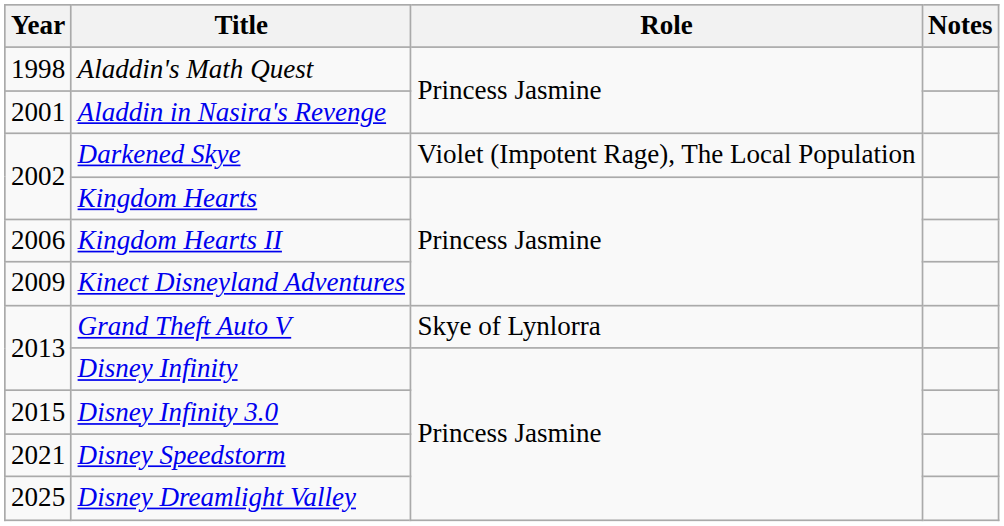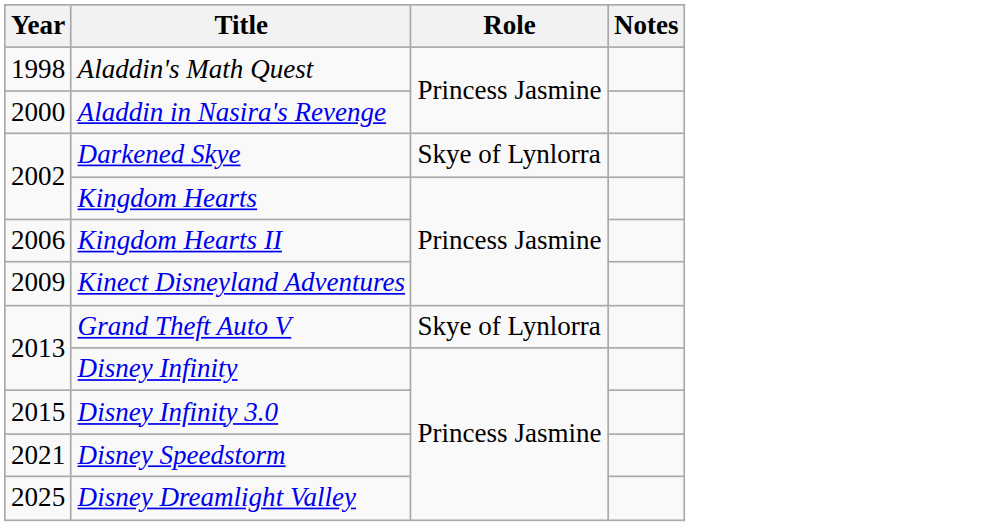(38, 111) 2001 -> (38, 111) 2000
(666, 154) Violet (Impotent Rage), The Local Population -> (509, 154) Skye of Lynlorra
